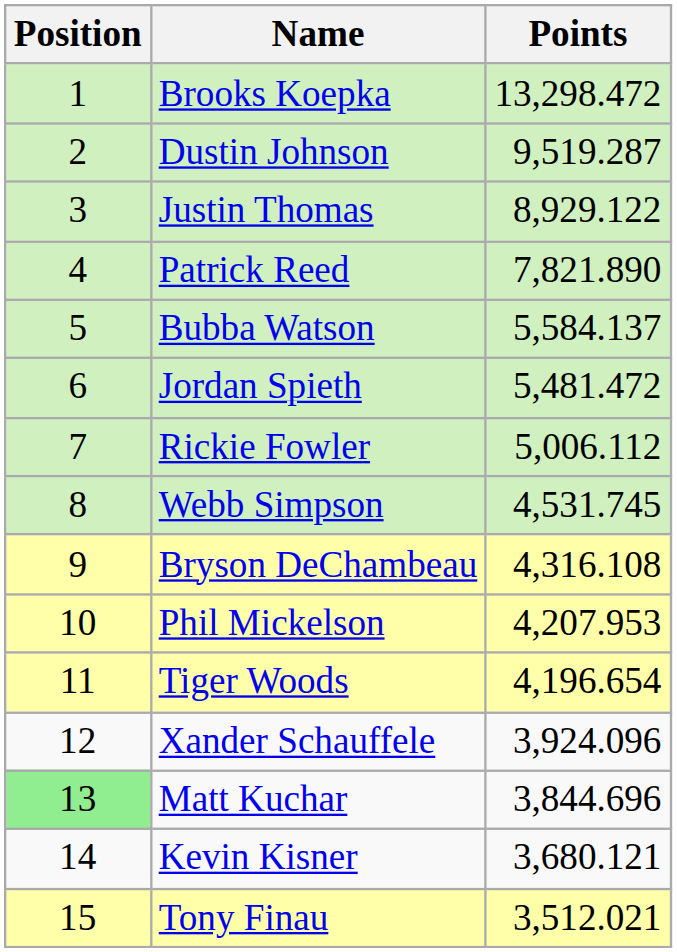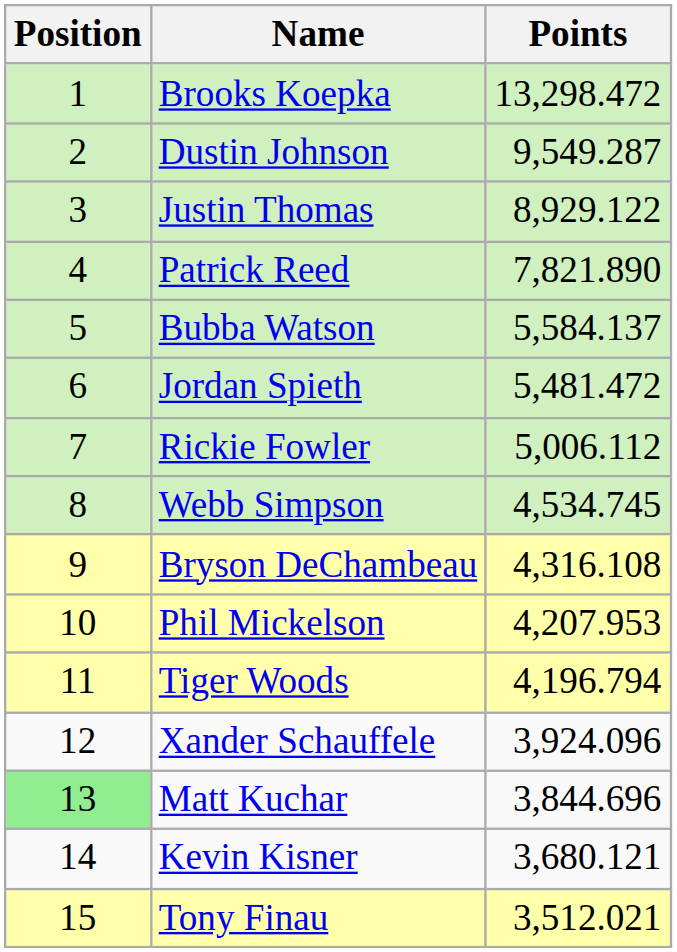(587, 151) 9,519.287 -> (587, 151) 9,549.287
(587, 504) 4,531.745 -> (587, 504) 4,534.745
(587, 681) 4,196.654 -> (587, 681) 4,196.794
